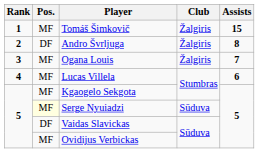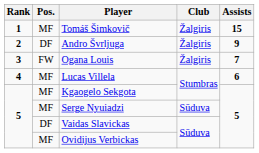(237, 44) 8 -> (237, 44) 9
(46, 60) MF -> (46, 60) FW
(46, 108) lightyellow background -> (46, 108) no background
